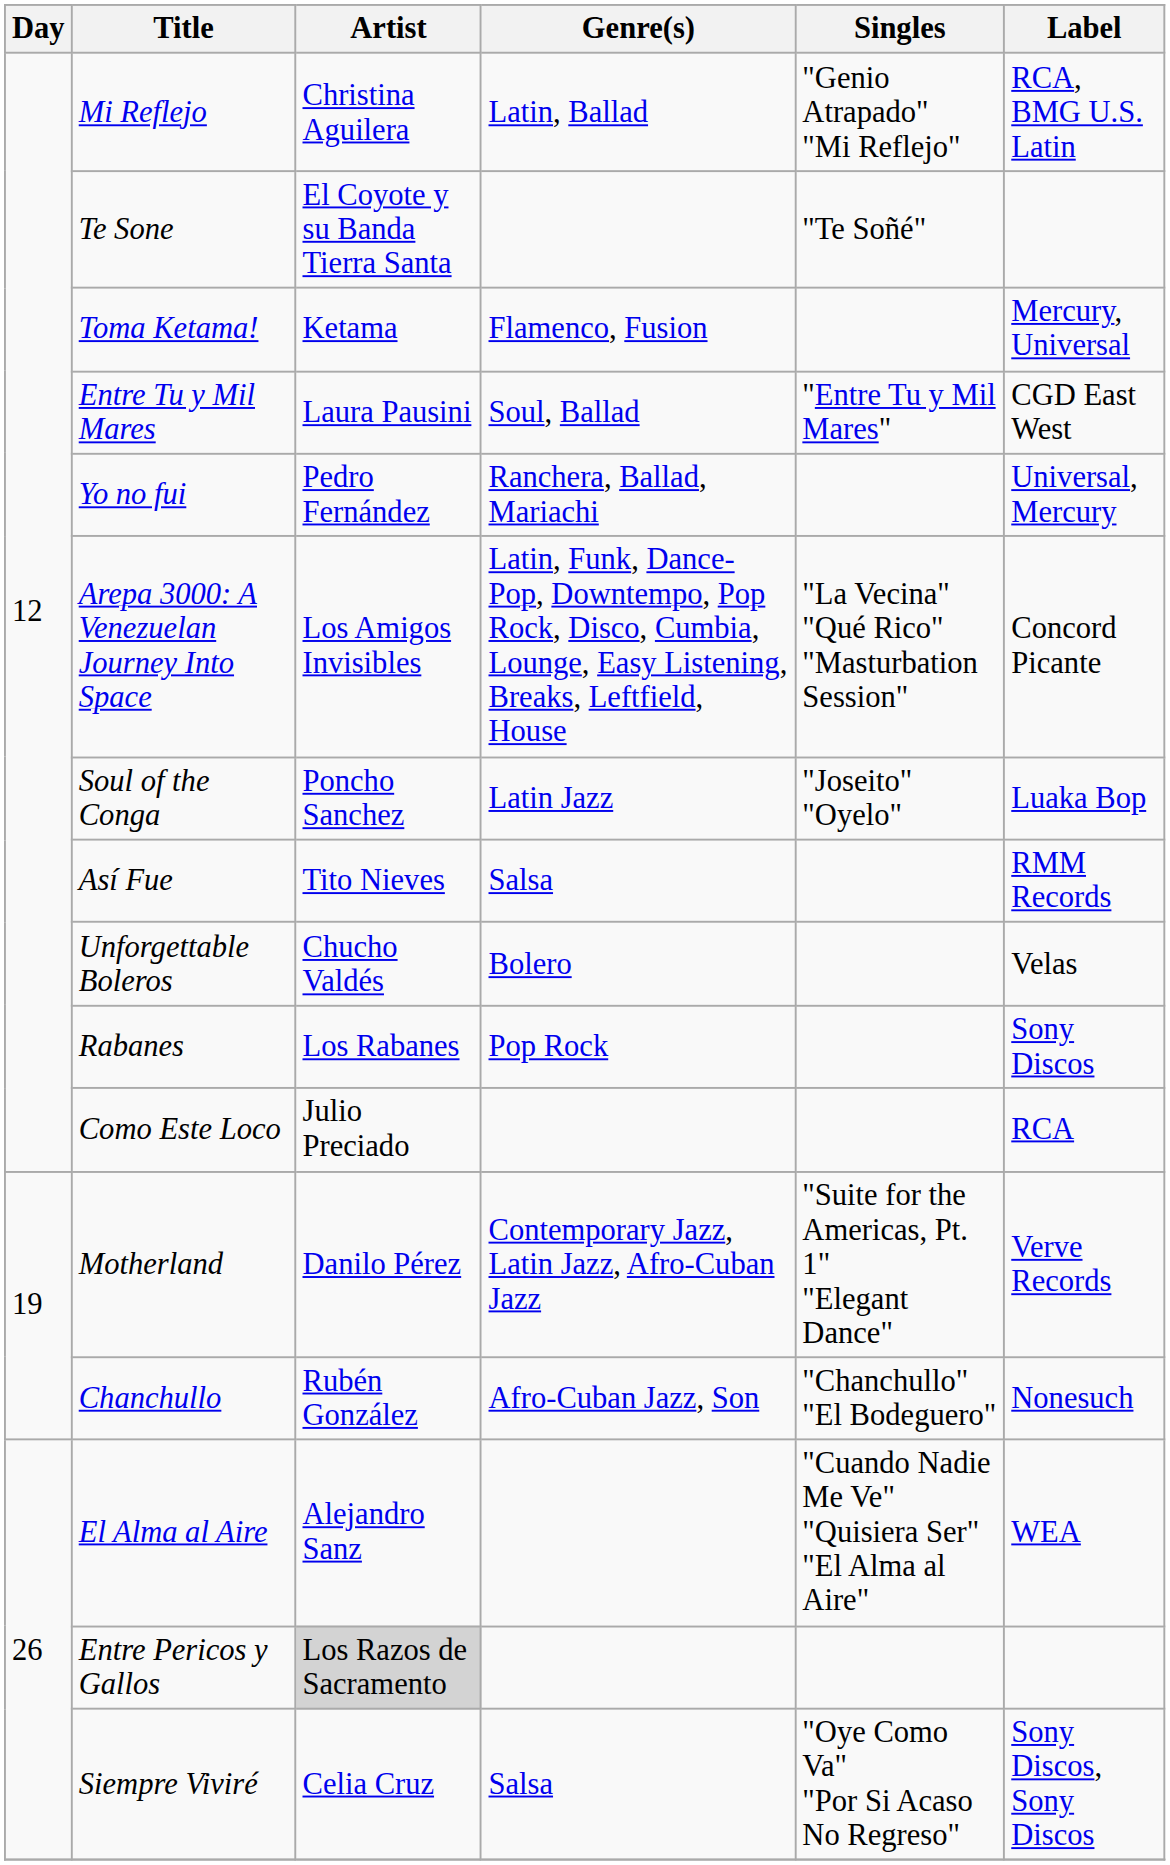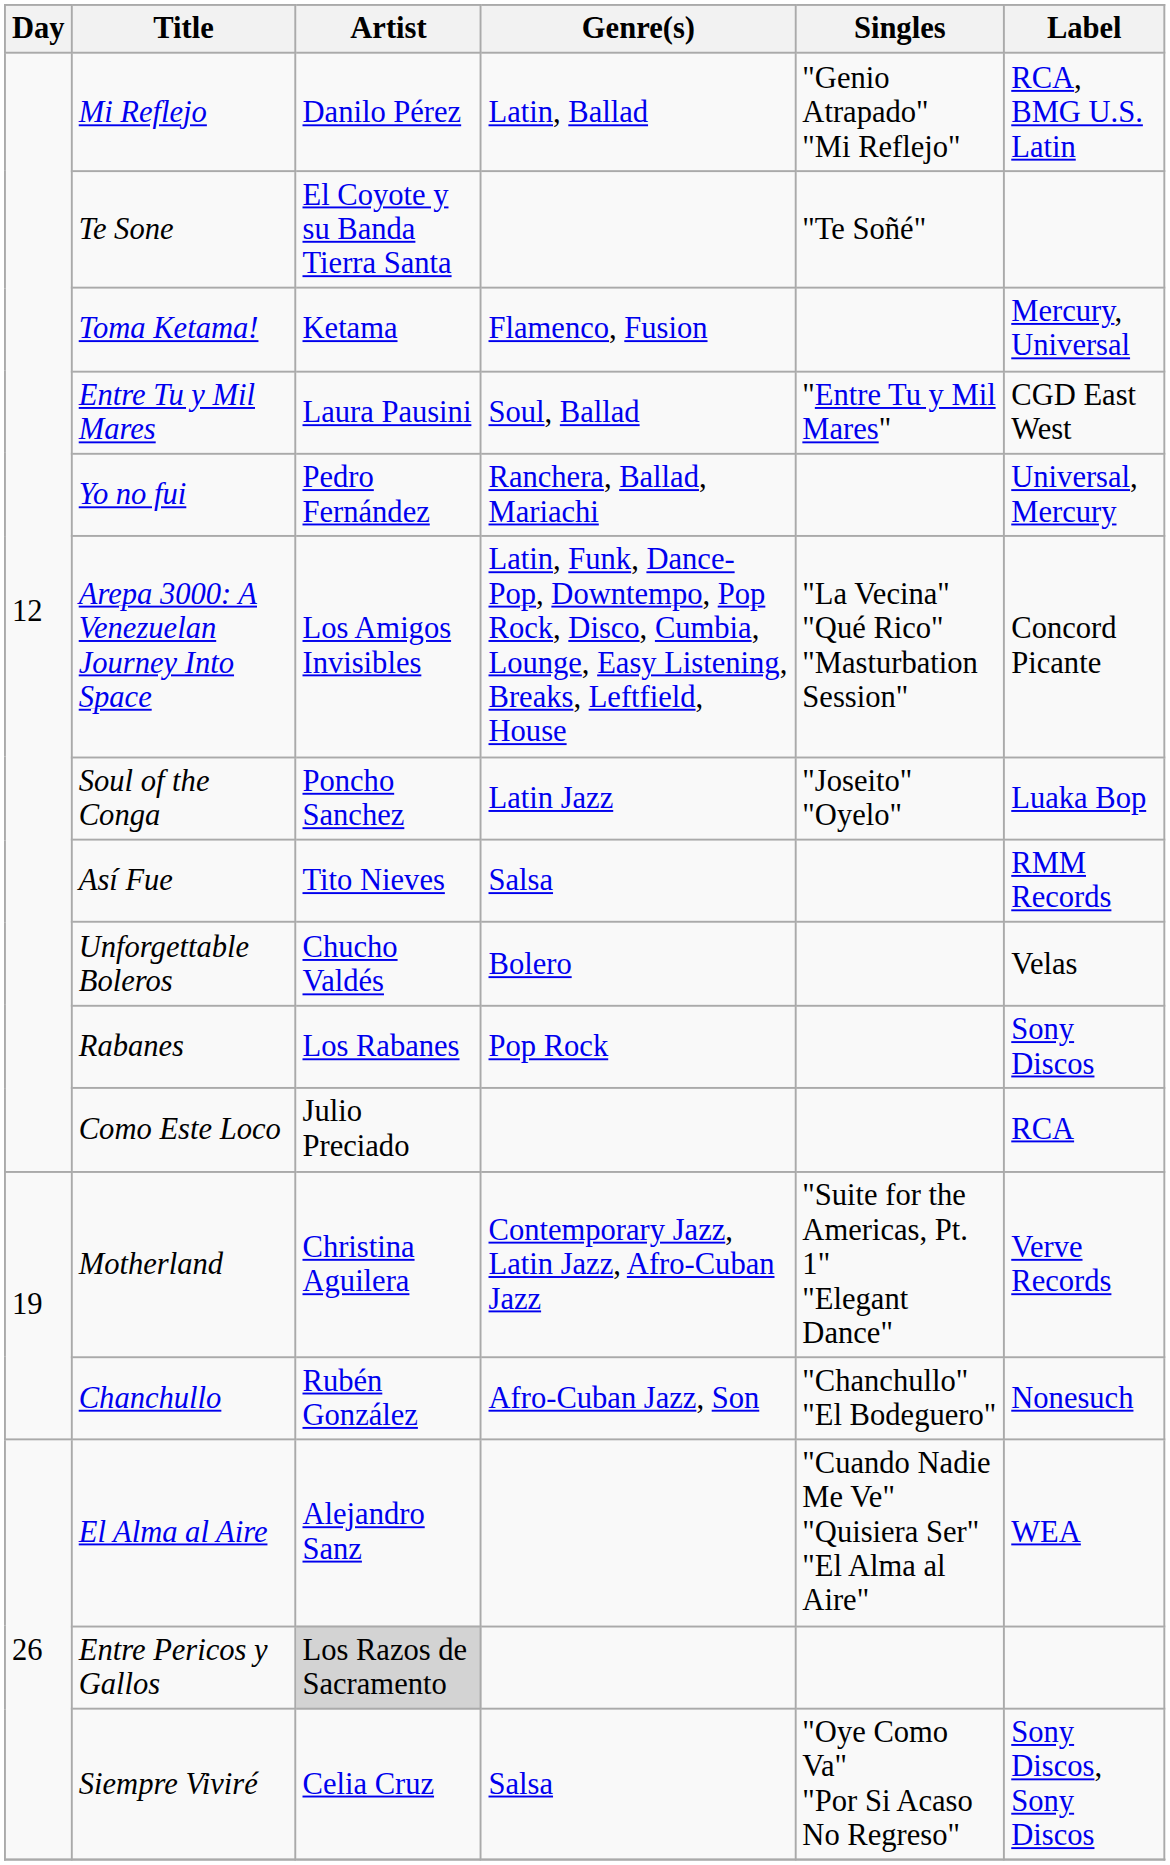(359, 111) Christina Aguilera -> (382, 111) Danilo Pérez
(382, 1263) Danilo Pérez -> (359, 1263) Christina Aguilera
